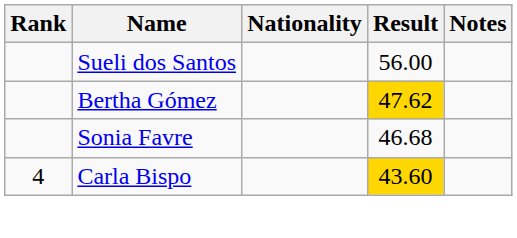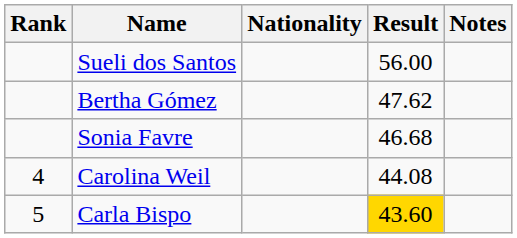(406, 99) gold background -> (406, 99) no background
+ row: (144, 175)
(38, 175) 4 -> (38, 213) 5
